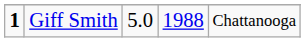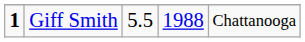(140, 20) 5.0 -> (140, 20) 5.5
